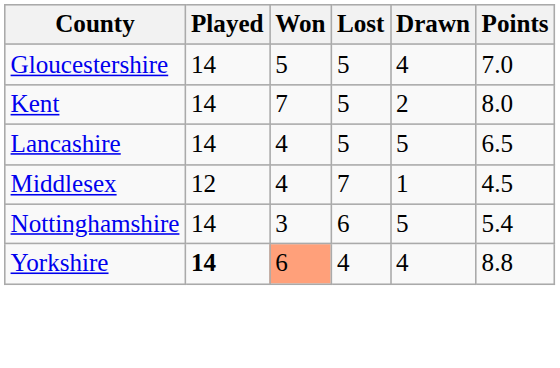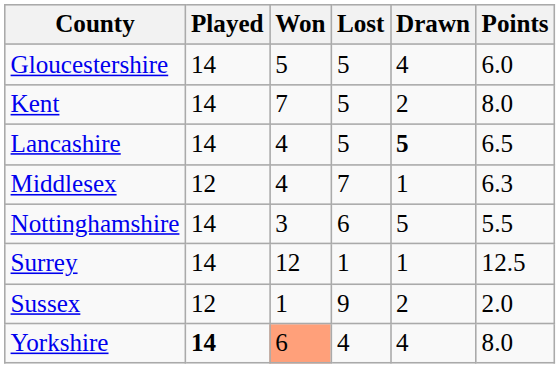(497, 64) 7.0 -> (497, 64) 6.0
(402, 143) normal -> (402, 143) bold
(497, 183) 4.5 -> (497, 183) 6.3
(497, 223) 5.4 -> (497, 223) 5.5
+ row: (44, 263)
+ row: (45, 303)
(497, 263) 8.8 -> (497, 343) 8.0
